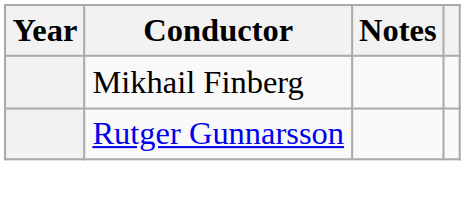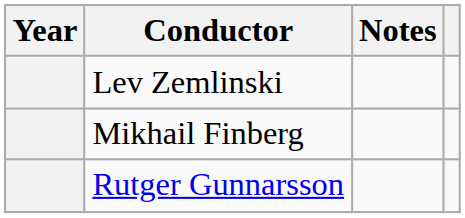+ row: (188, 81)
